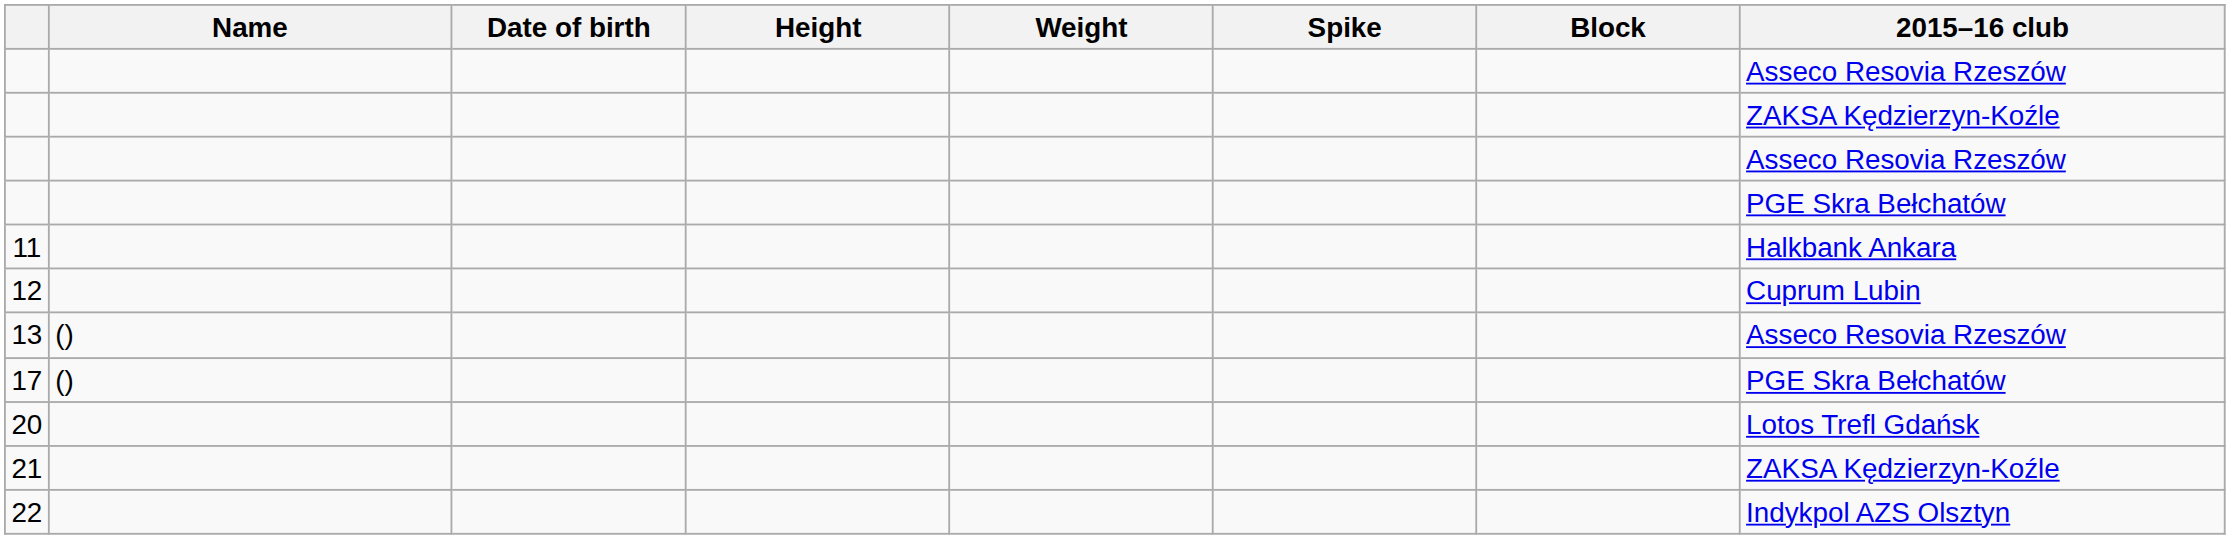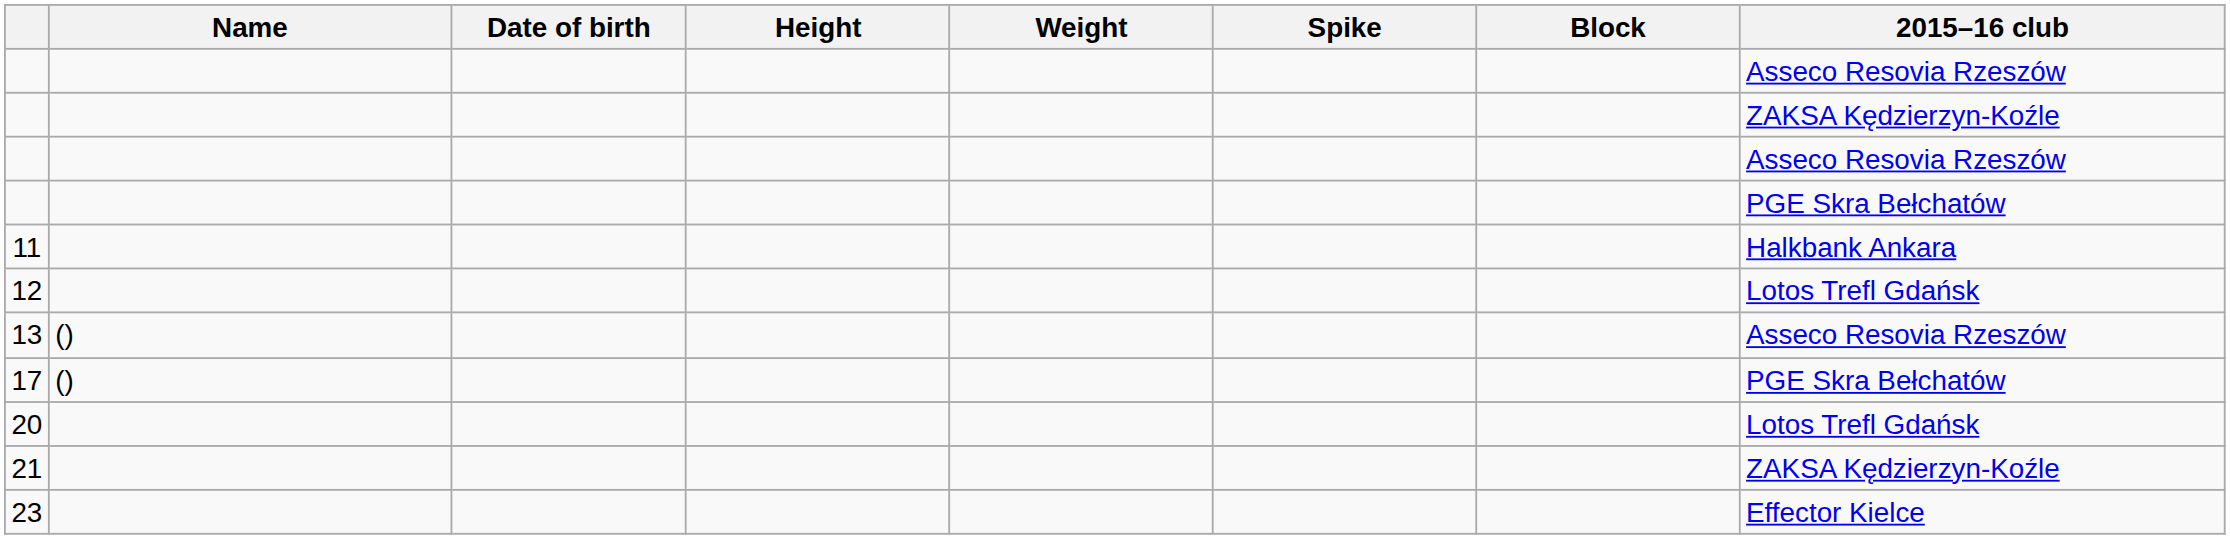(1833, 291) Cuprum Lubin -> (1863, 291) Lotos Trefl Gdańsk
- row: (27, 511)
+ row: (27, 511)
